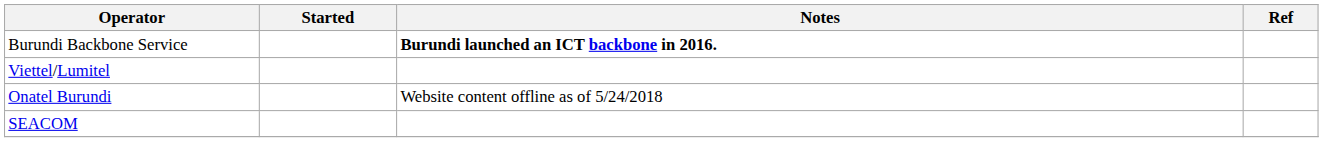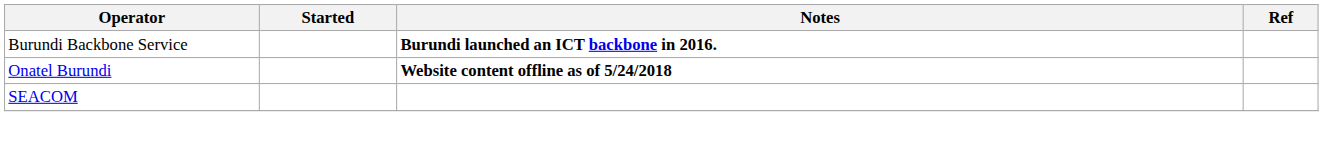- row: (59, 70)
(532, 96) normal -> (536, 70) bold
